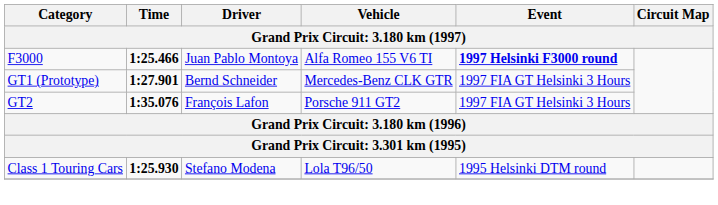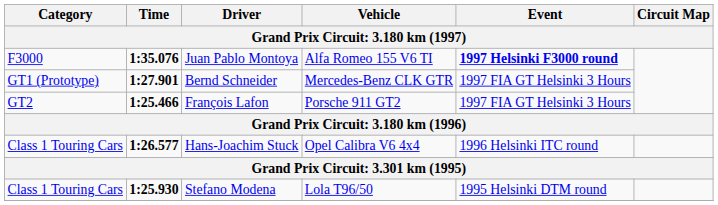(154, 59) 1:25.466 -> (154, 59) 1:35.076
(154, 102) 1:35.076 -> (154, 102) 1:25.466
+ row: (242, 146)
